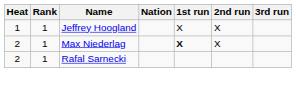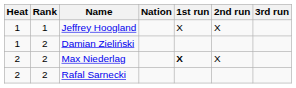+ row: (98, 43)
(45, 43) 1 -> (45, 59) 2
(45, 59) 1 -> (45, 75) 2
